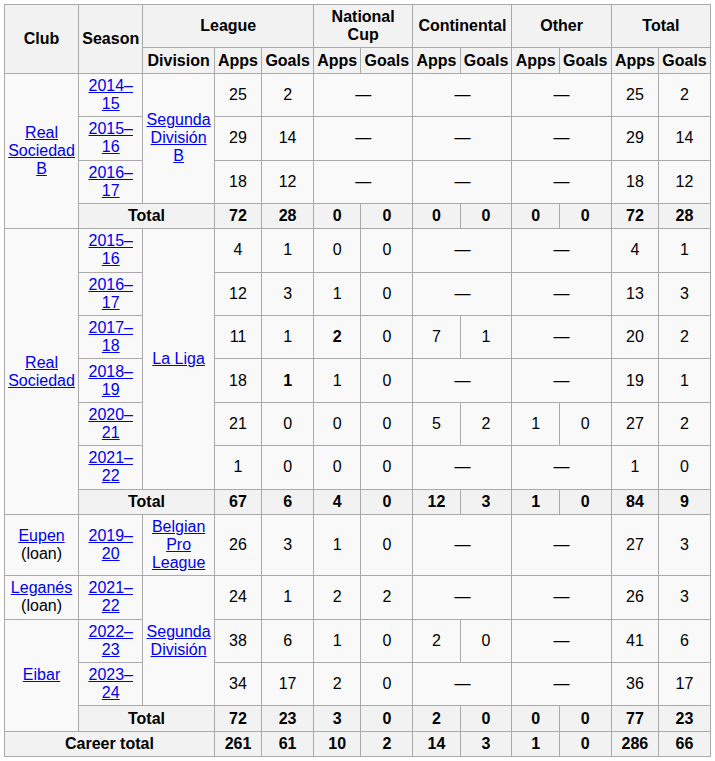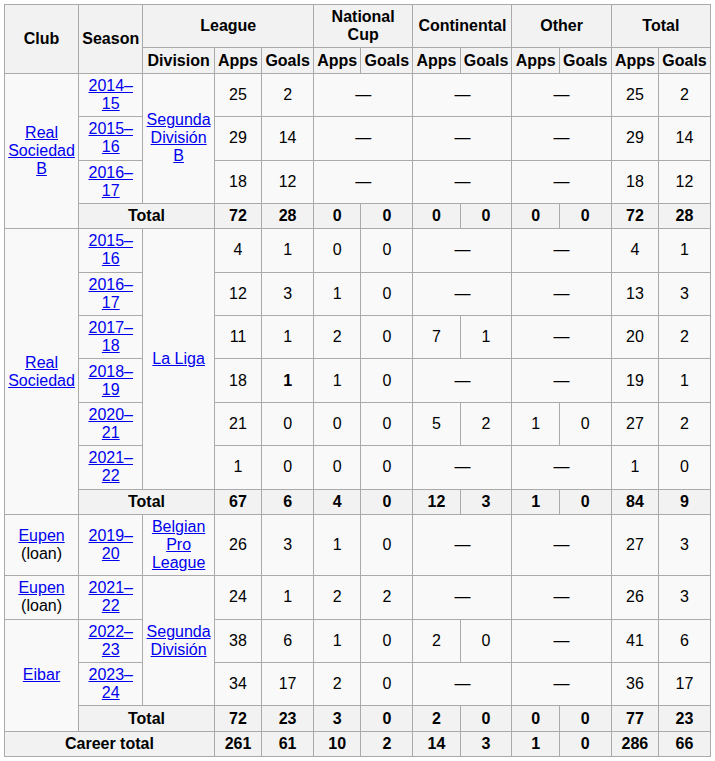(337, 337) bold -> (337, 337) normal
(42, 597) Leganés (loan) -> (42, 597) Eupen (loan)
